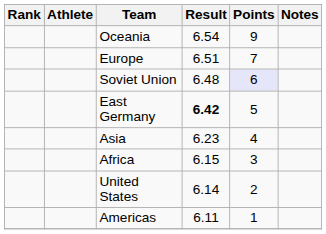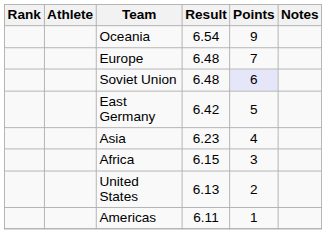(206, 58) 6.51 -> (206, 58) 6.48
(206, 109) bold -> (206, 109) normal
(206, 189) 6.14 -> (206, 189) 6.13
